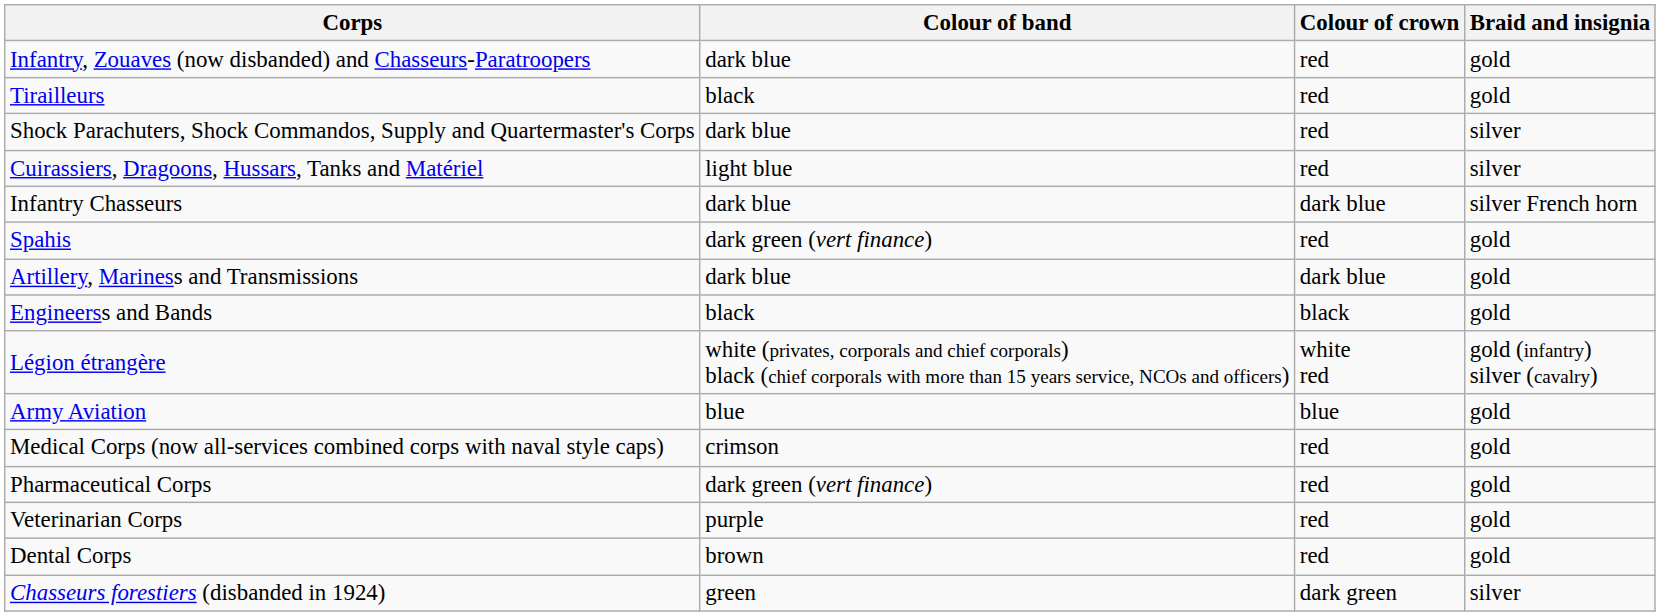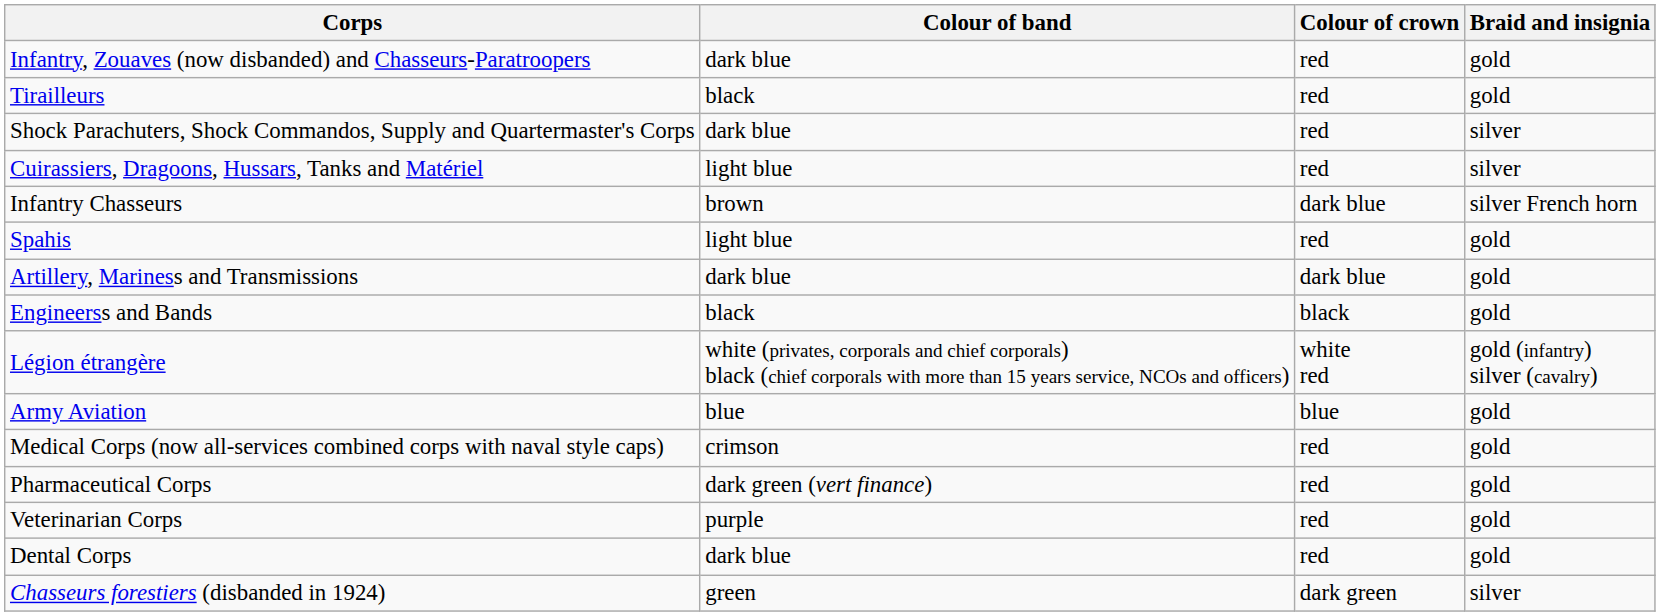(748, 204) dark blue -> (734, 204) brown
(819, 240) dark green (vert finance) -> (749, 240) light blue
(734, 556) brown -> (748, 556) dark blue
